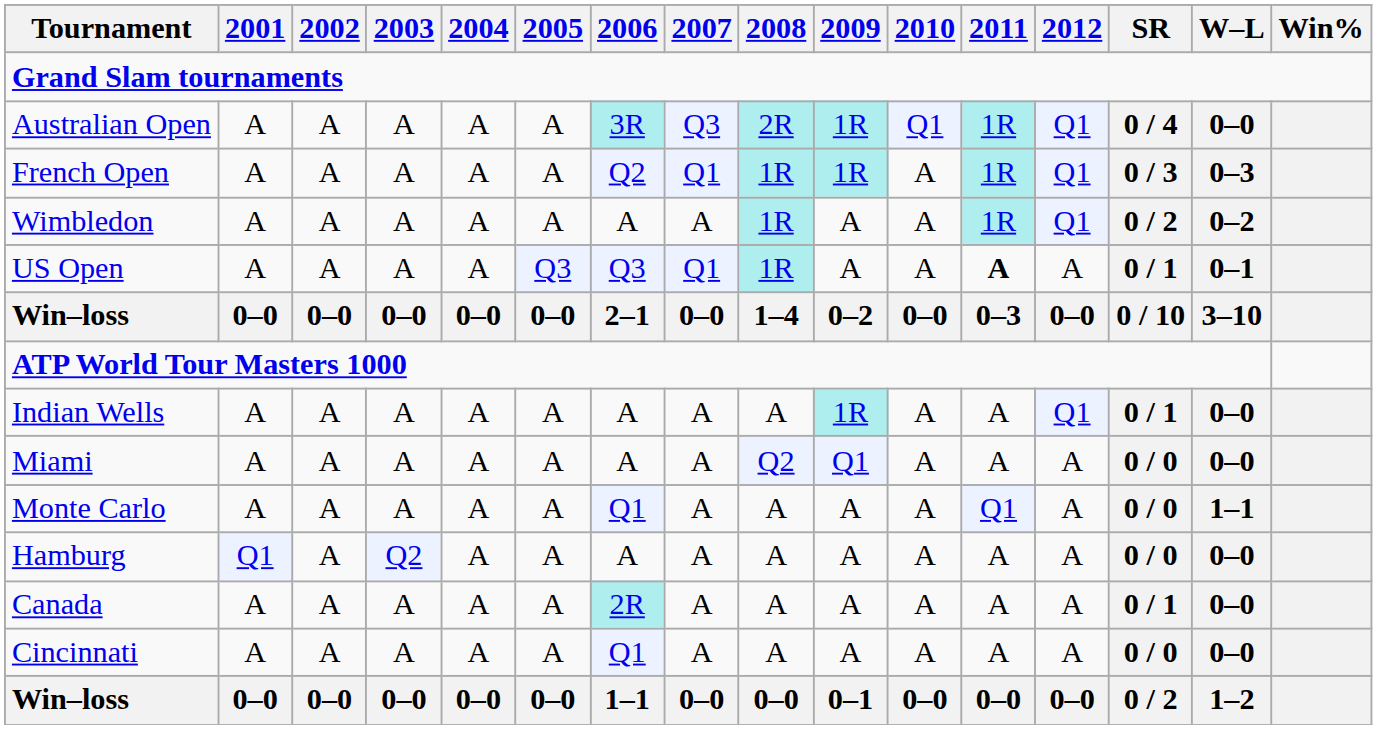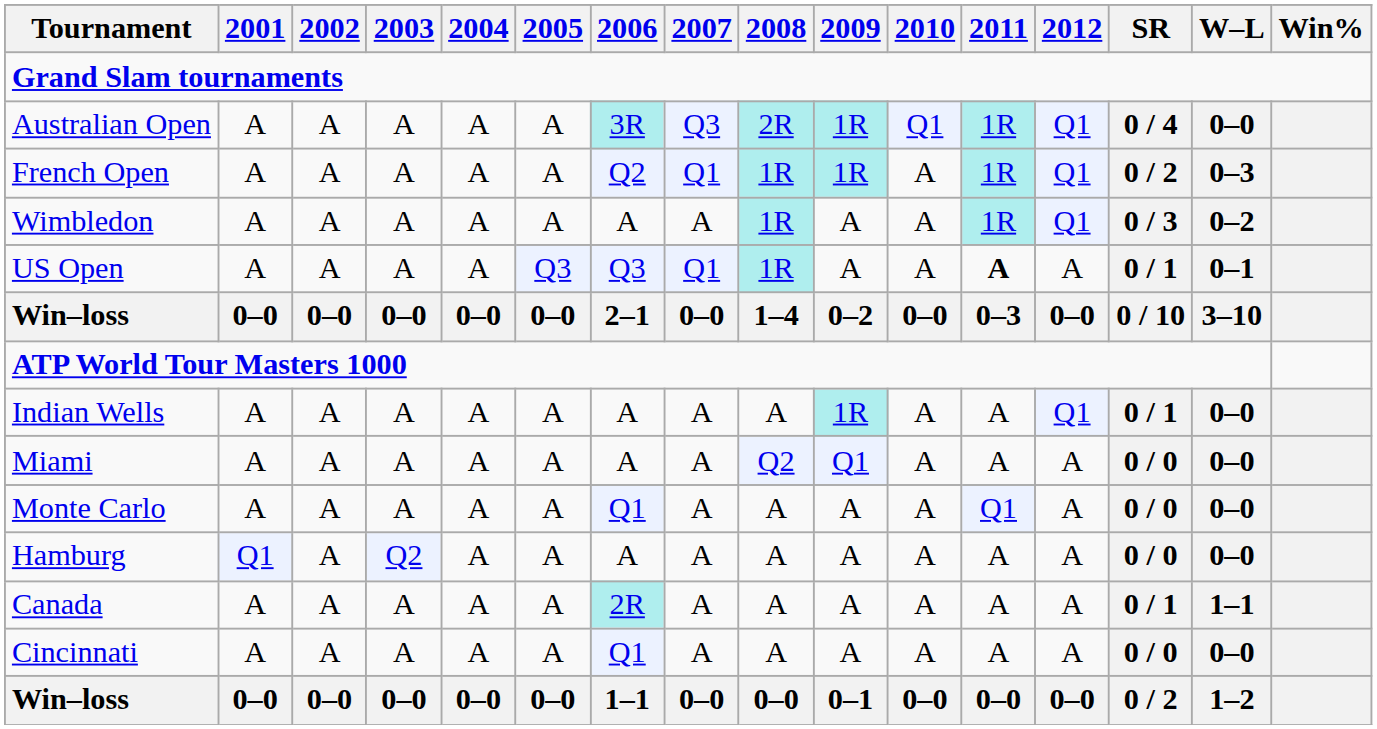(1151, 172) 0 / 3 -> (1151, 172) 0 / 2
(1151, 220) 0 / 2 -> (1151, 220) 0 / 3
(1232, 508) 1–1 -> (1232, 508) 0–0
(1232, 603) 0–0 -> (1232, 603) 1–1
